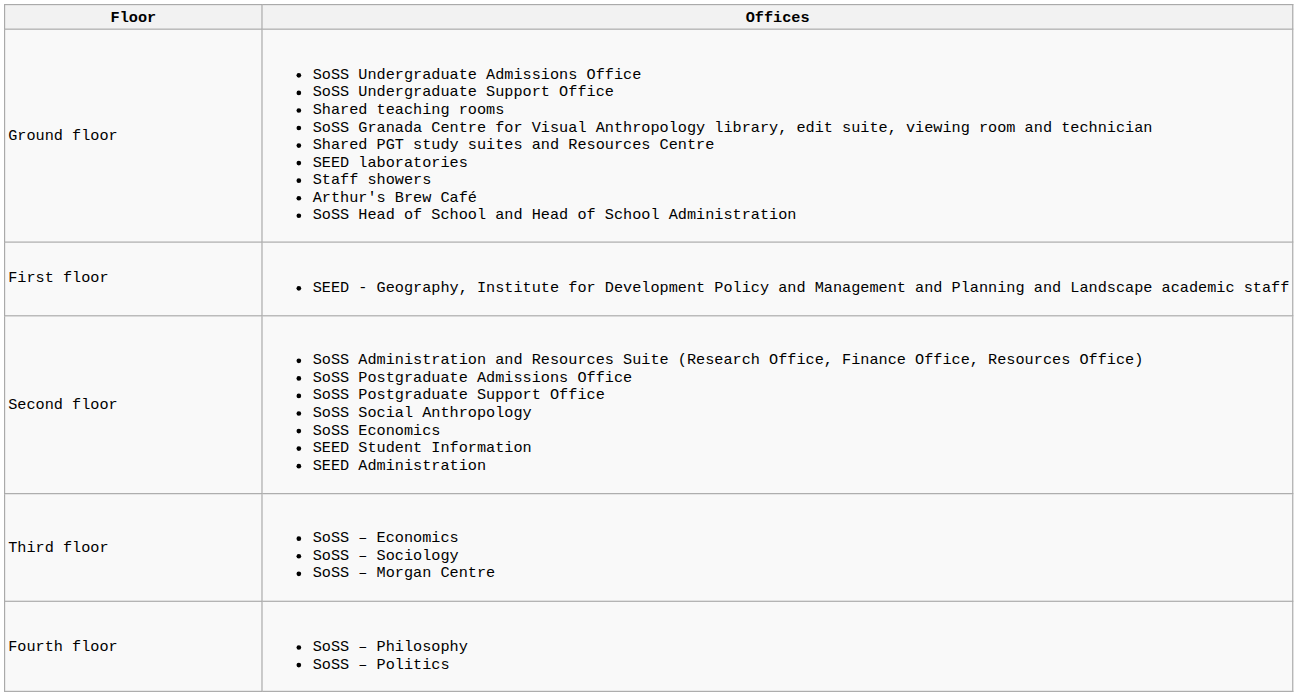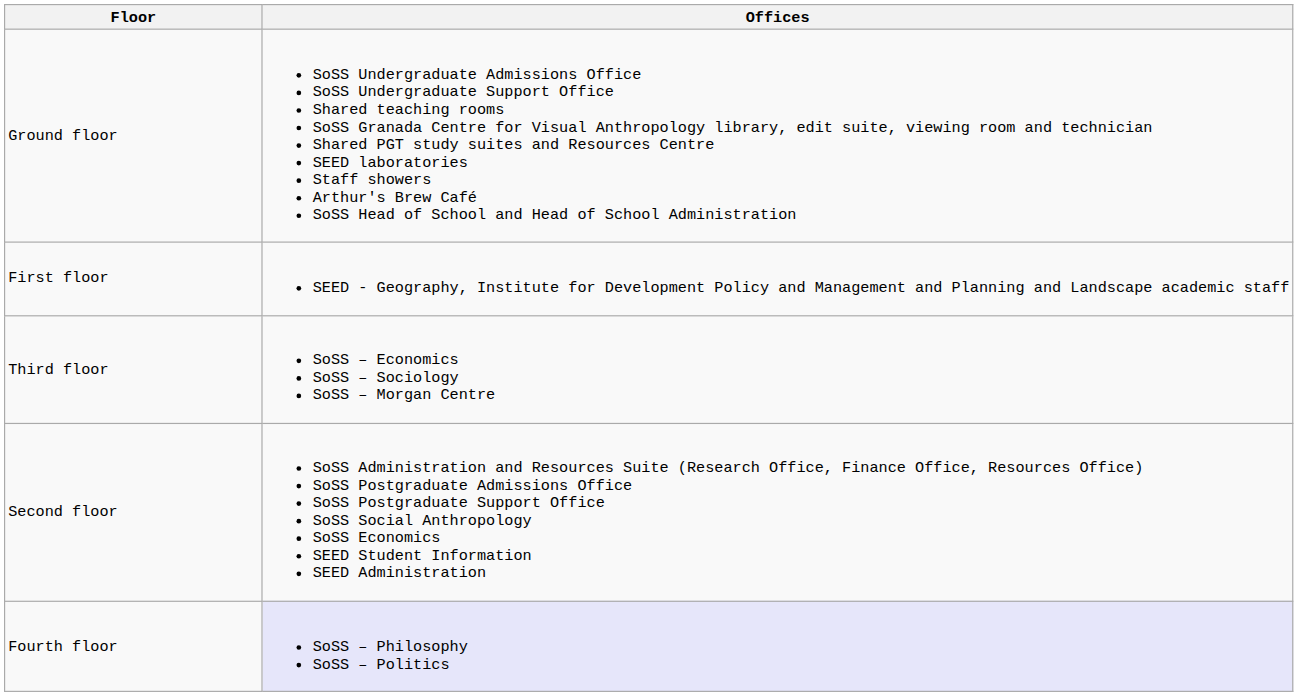rows swapped: (63, 404) <-> (58, 547)
(778, 655) no background -> (778, 655) lavender background
